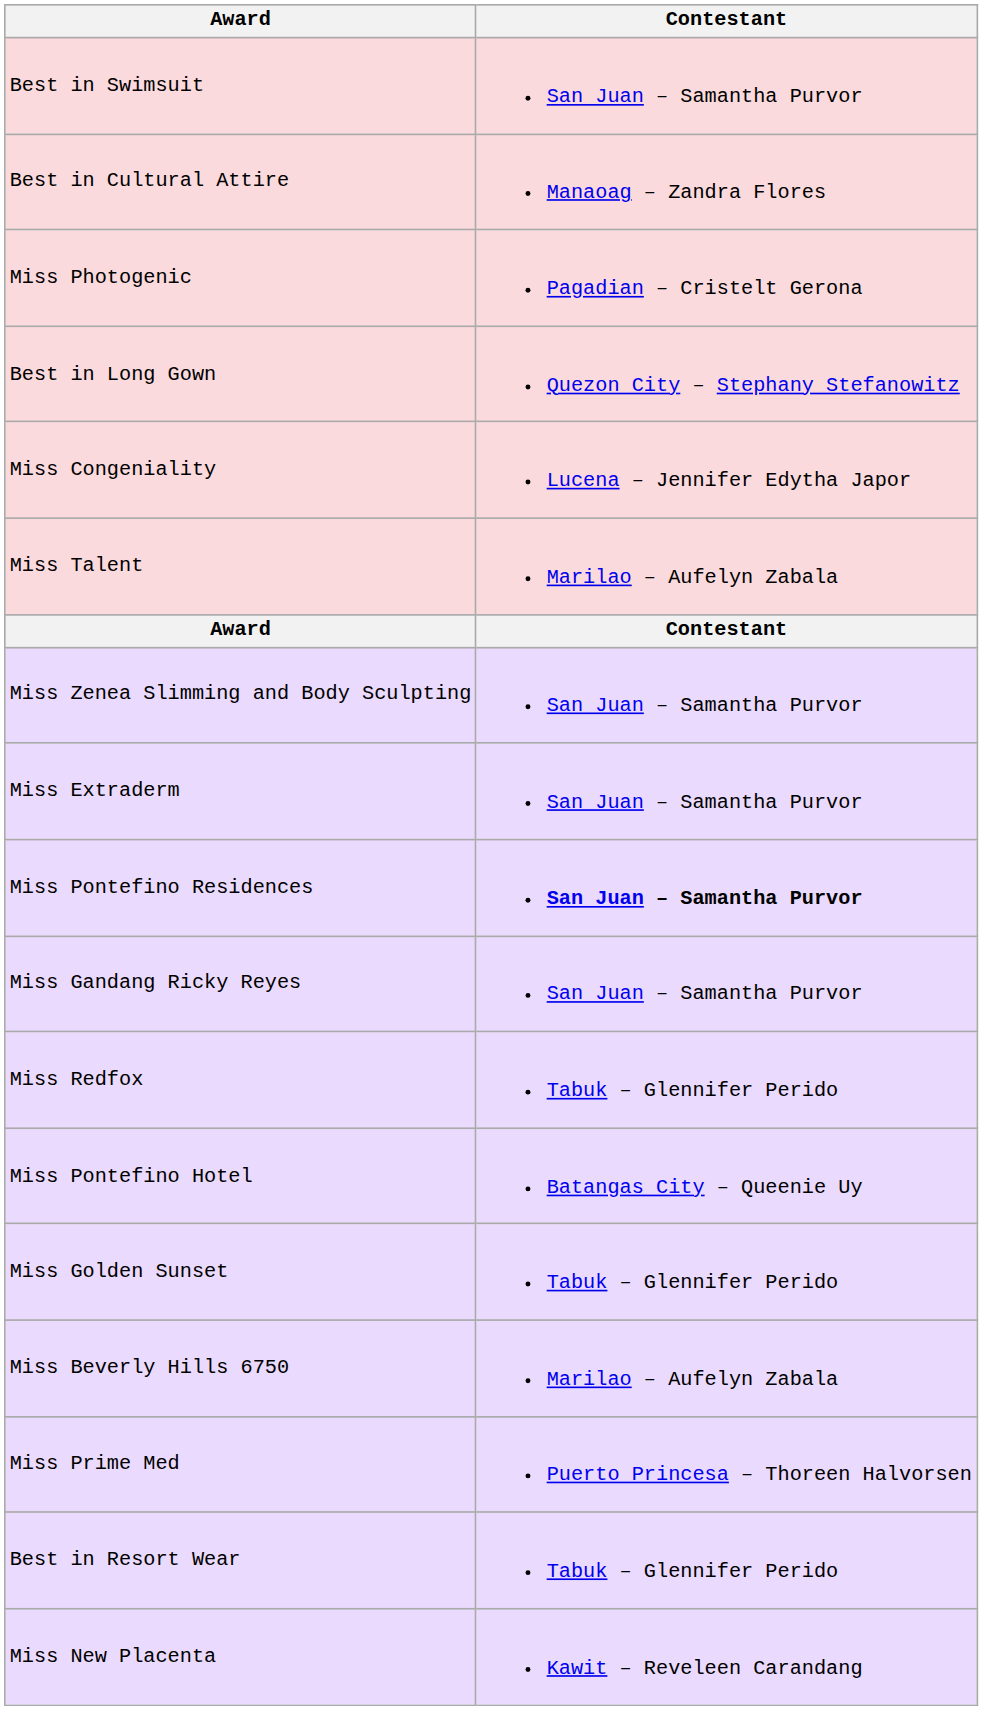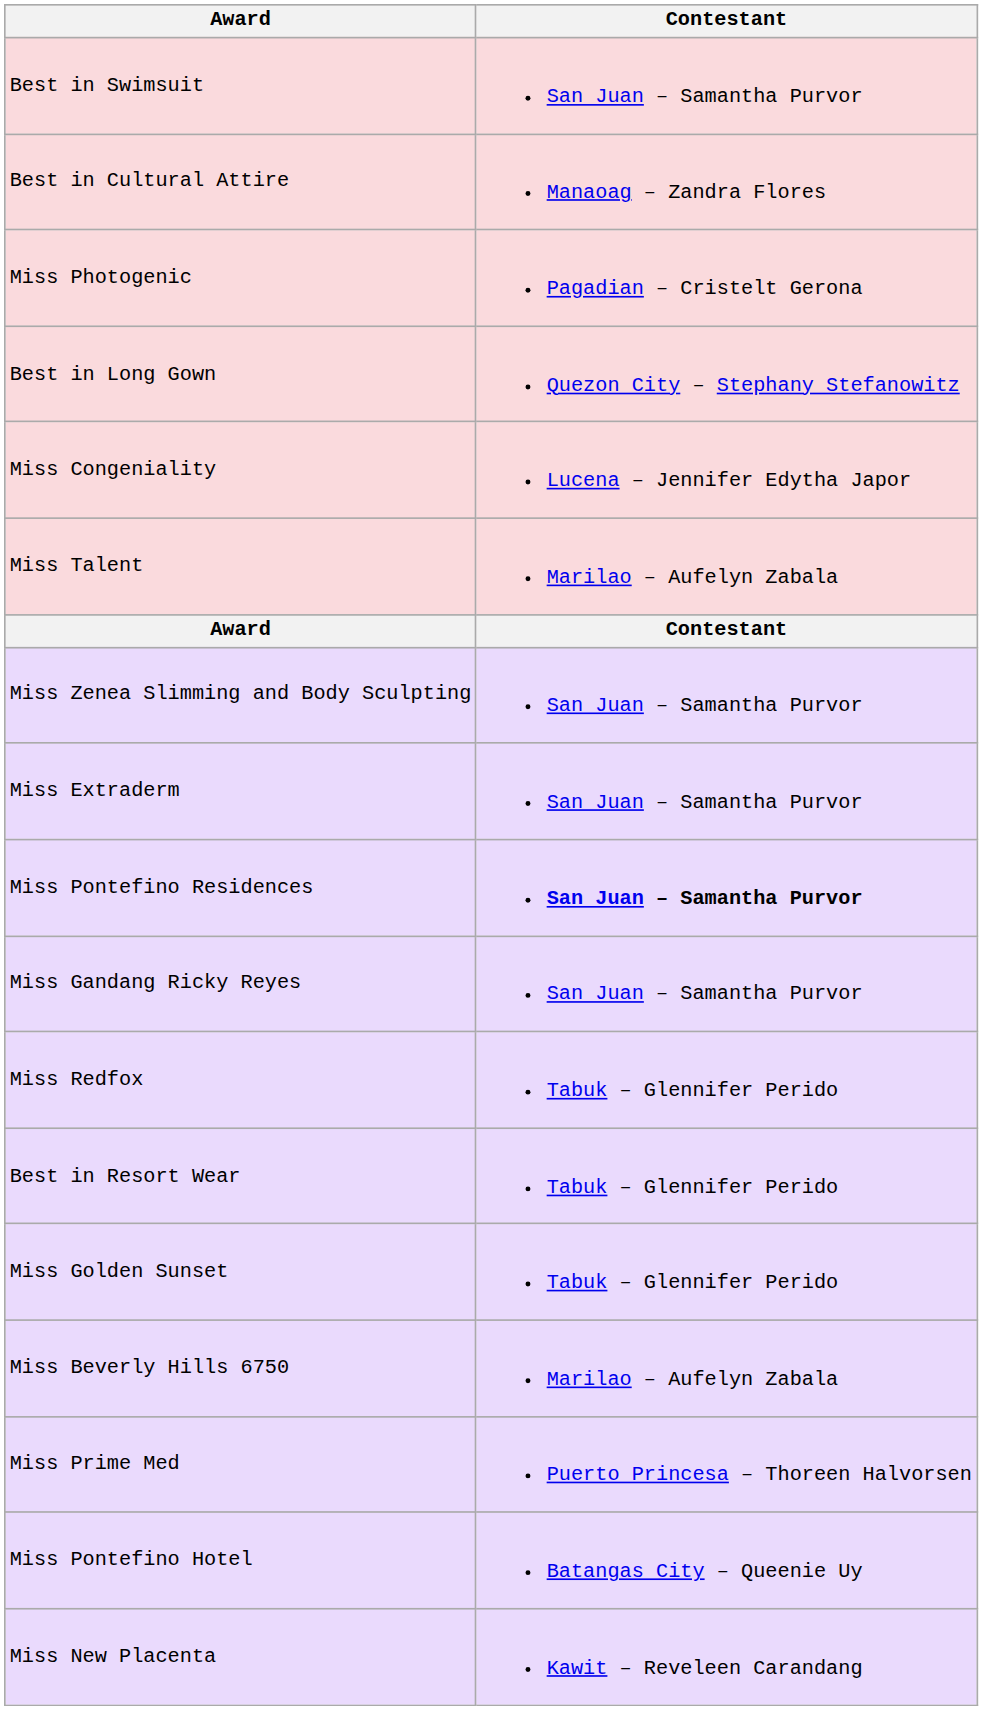rows swapped: (125, 1561) <-> (131, 1176)
